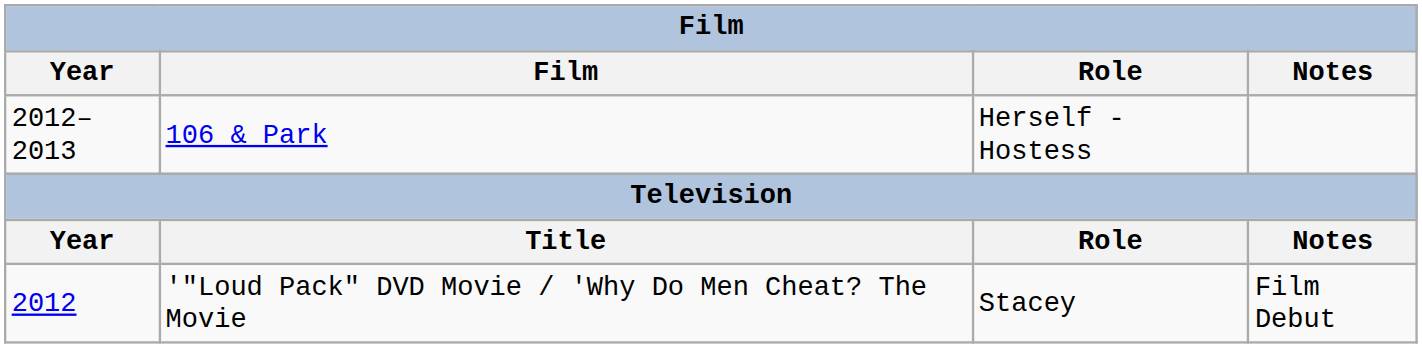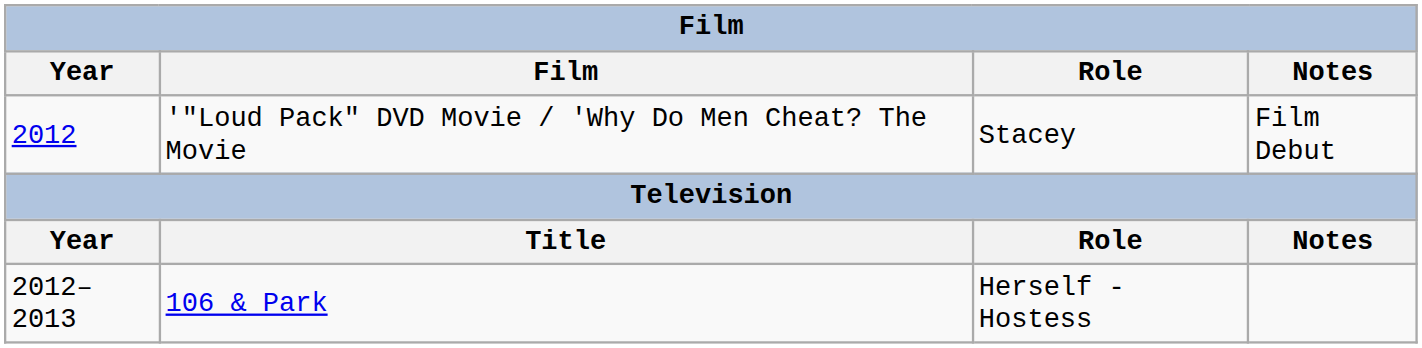rows swapped: (546, 303) <-> (247, 135)
